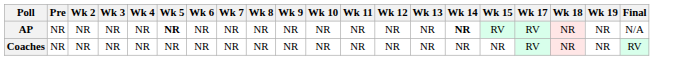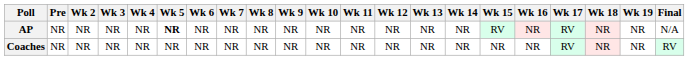+ column: (533, 13)
(463, 30) bold -> (463, 30) normal
